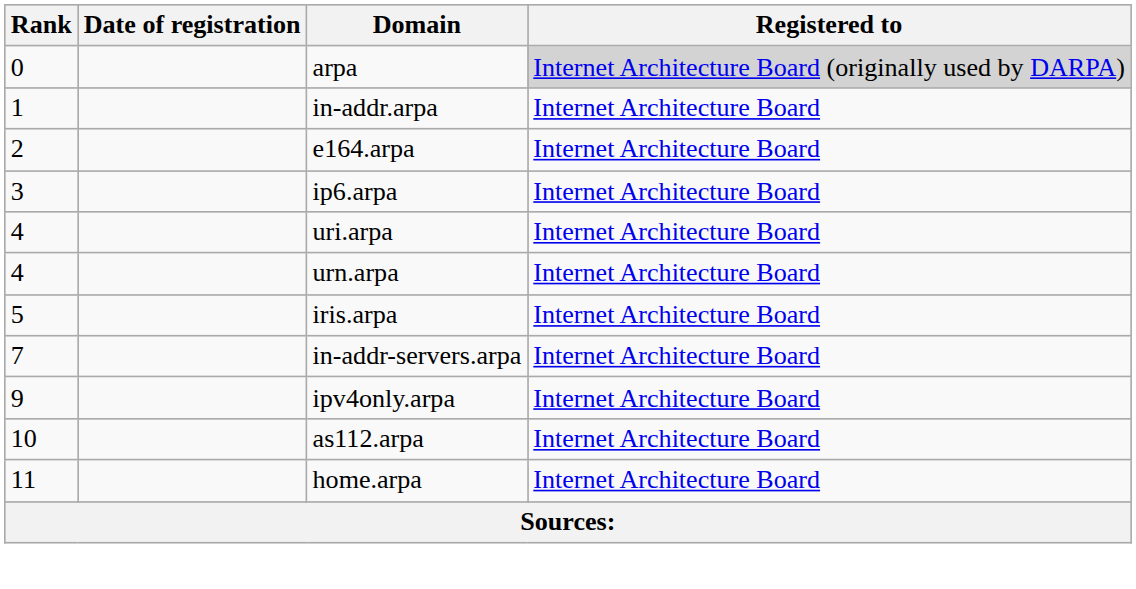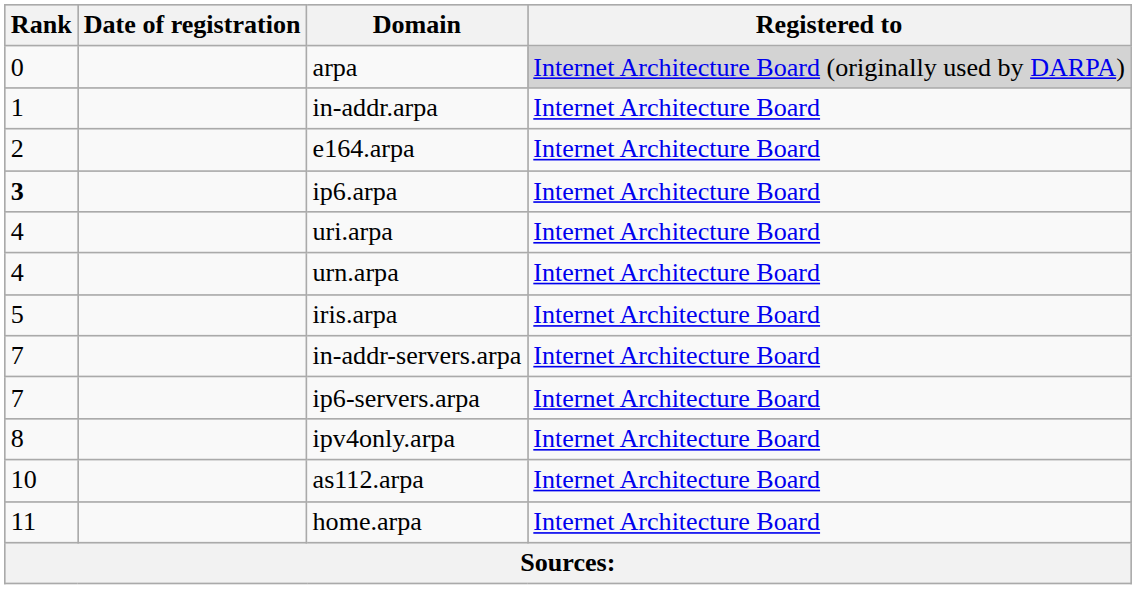(17, 190) normal -> (17, 190) bold
+ row: (396, 397)
(17, 397) 9 -> (17, 438) 8
